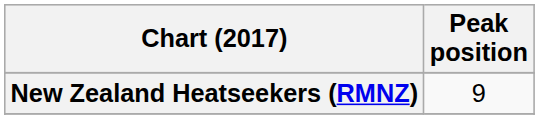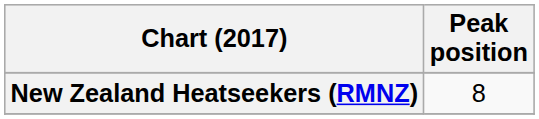(479, 93) 9 -> (479, 93) 8
